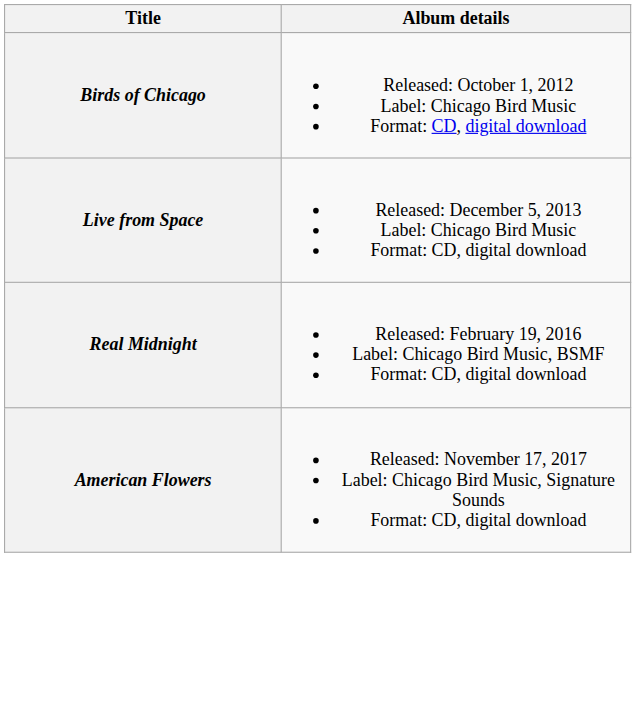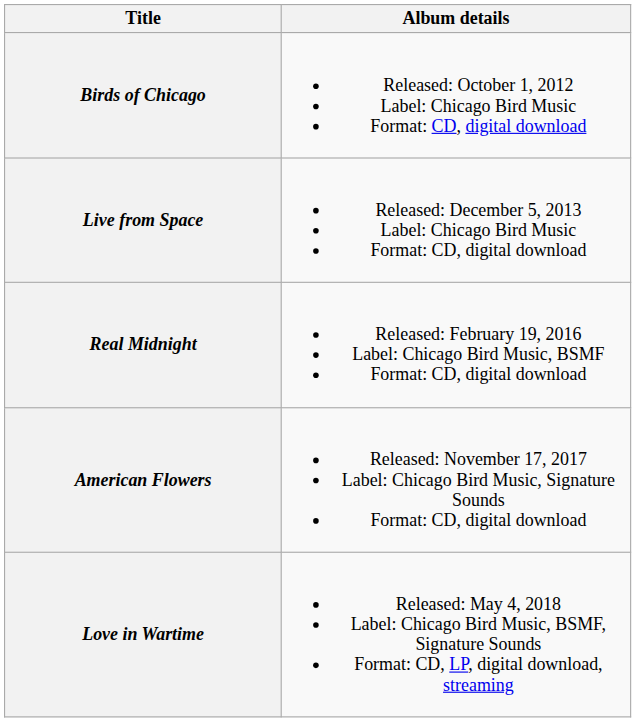+ row: (143, 634)
